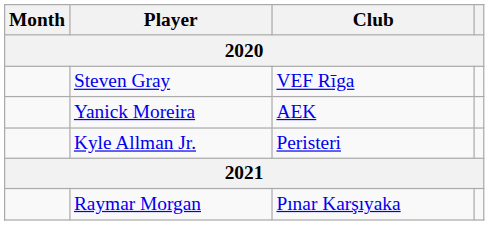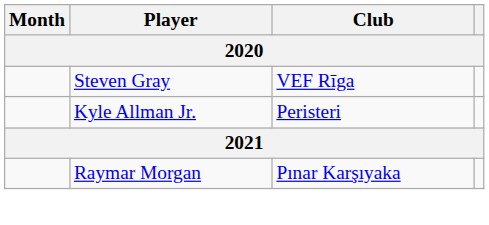- row: (135, 111)
